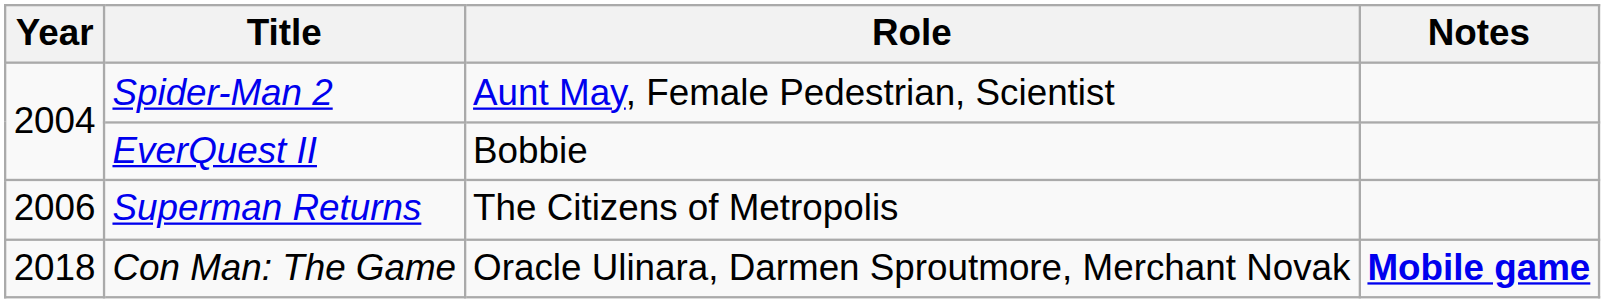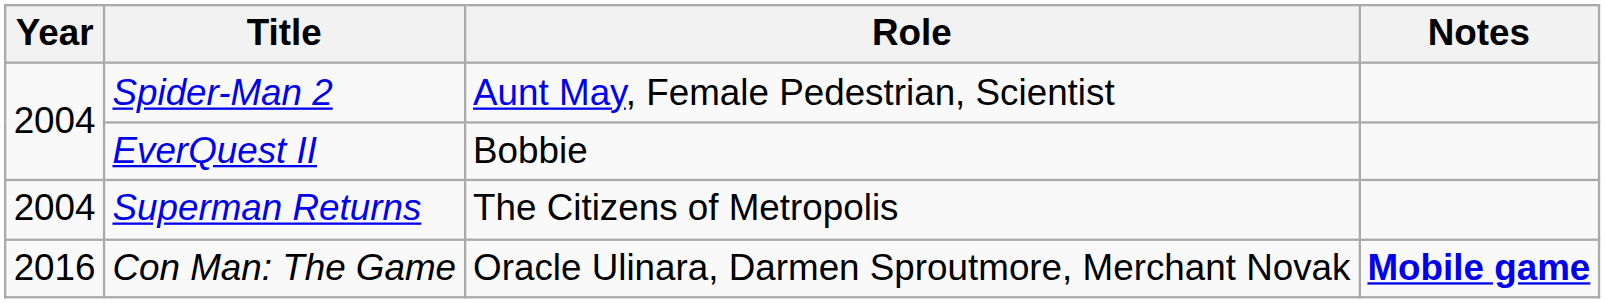(55, 208) 2006 -> (55, 208) 2004
(55, 267) 2018 -> (55, 267) 2016
